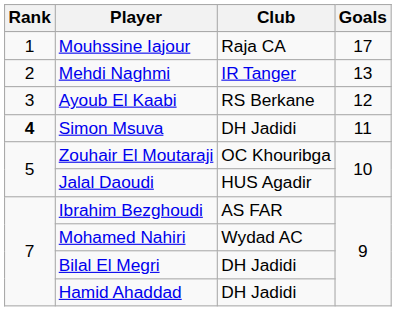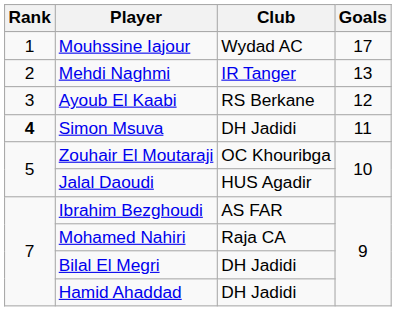(254, 45) Raja CA -> (262, 45) Wydad AC
(262, 237) Wydad AC -> (254, 237) Raja CA
